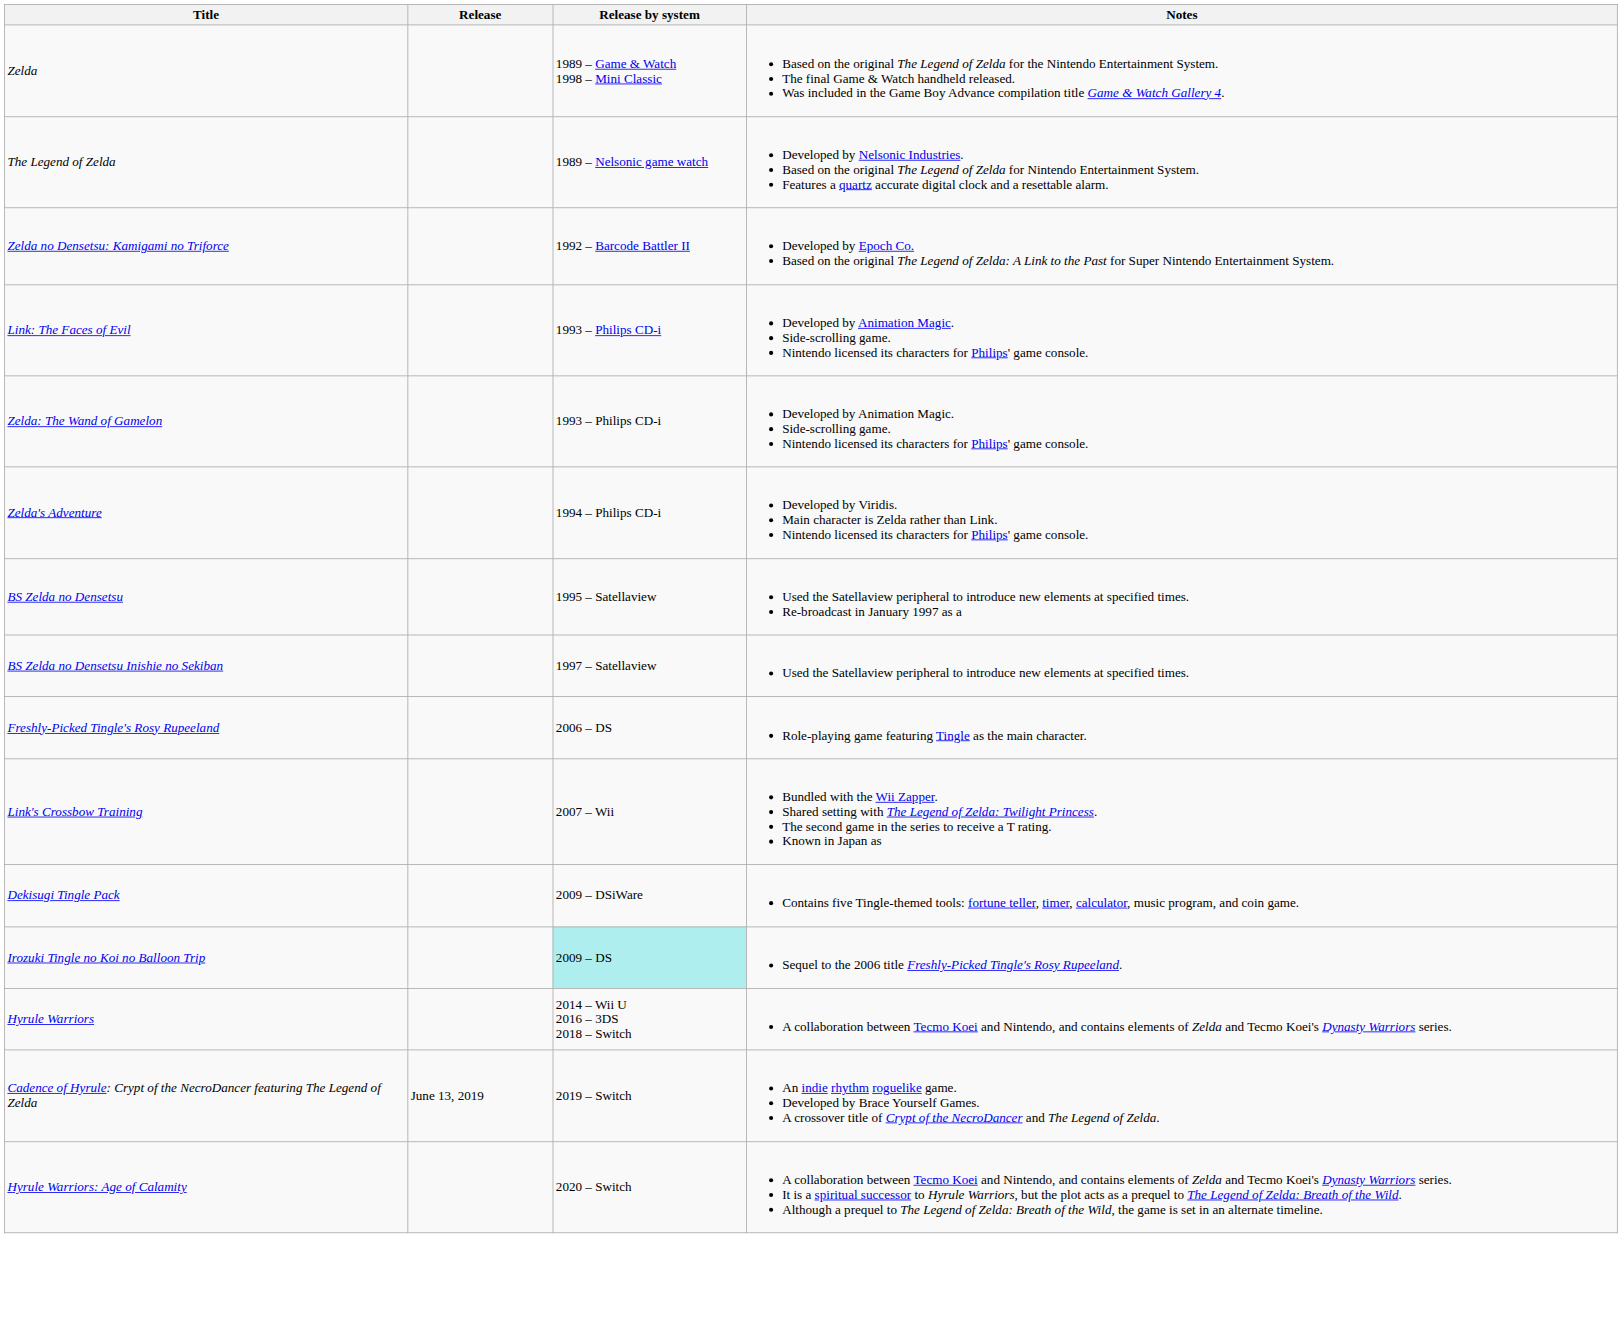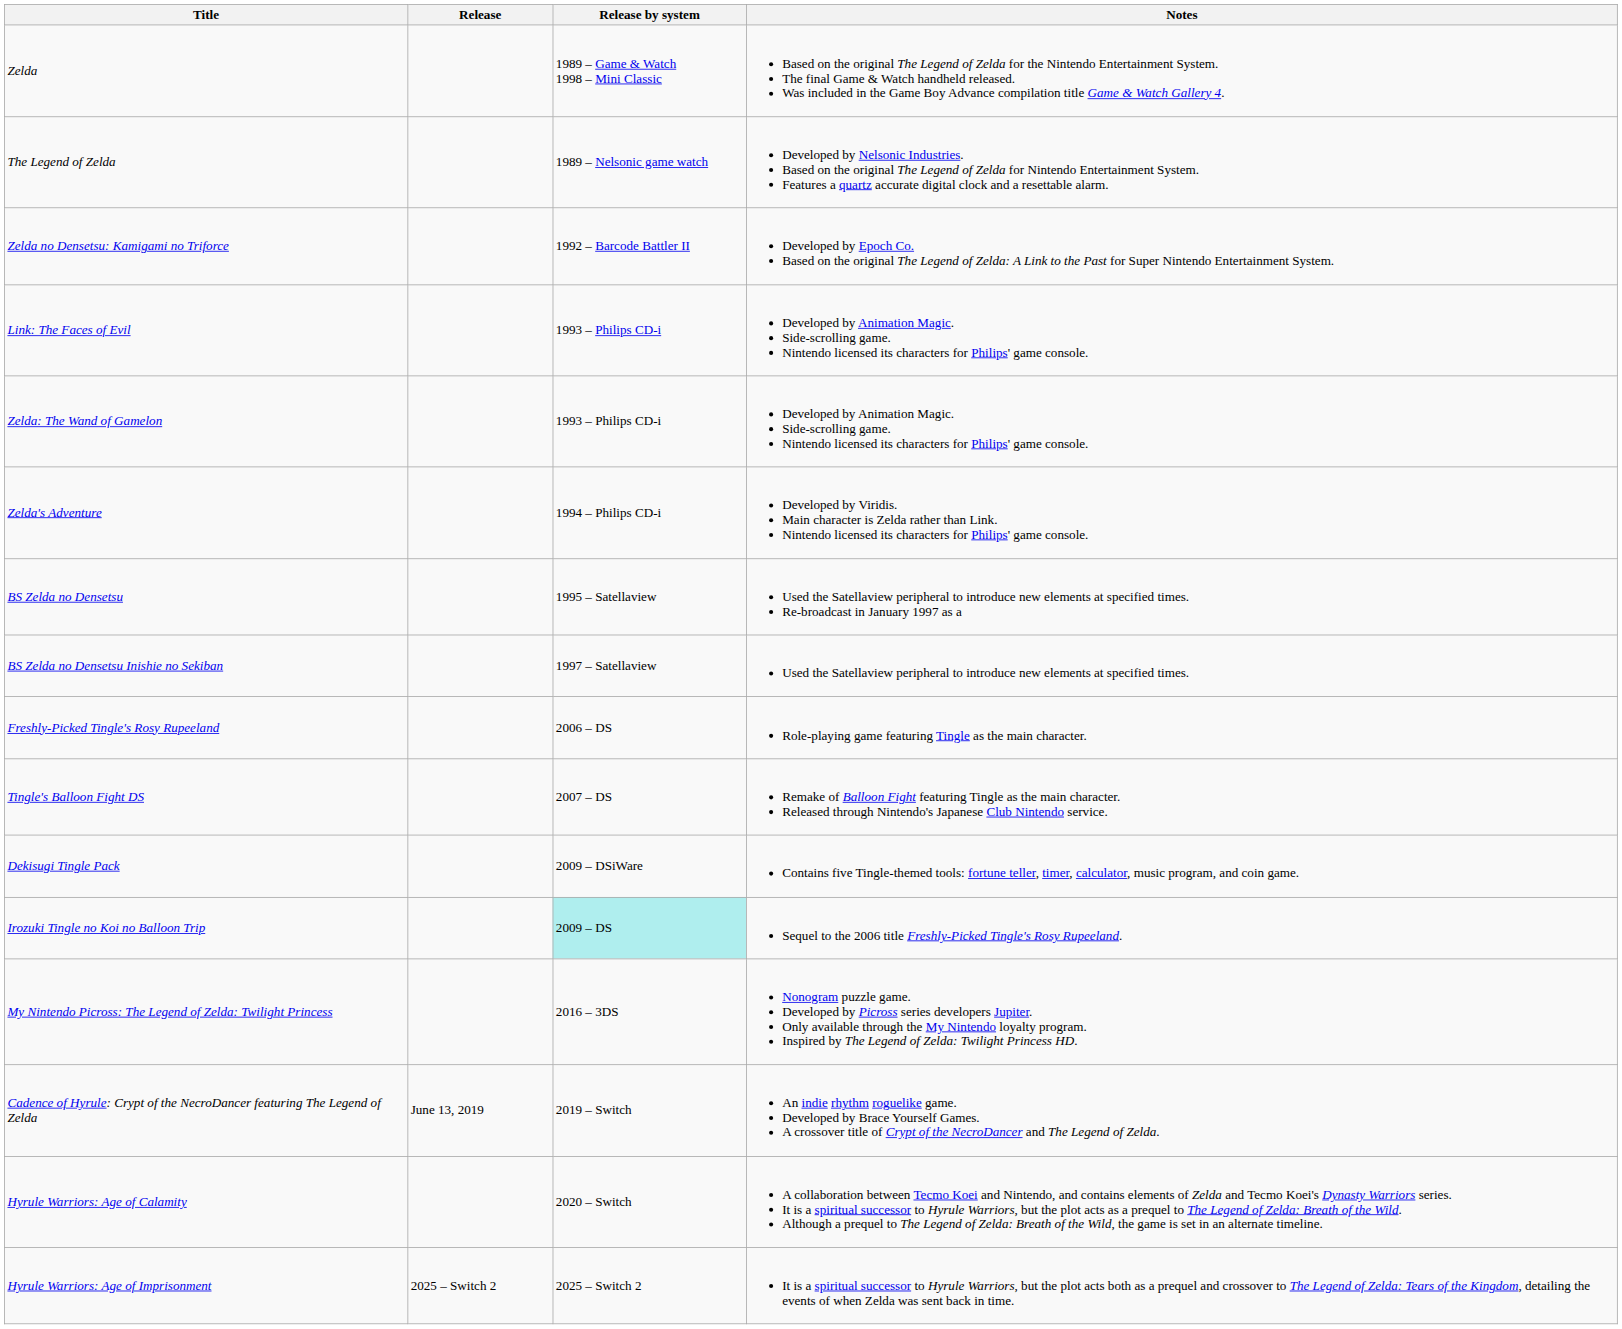+ row: (76, 796)
- row: (75, 811)
- row: (51, 1019)
+ row: (170, 1011)
+ row: (109, 1285)
